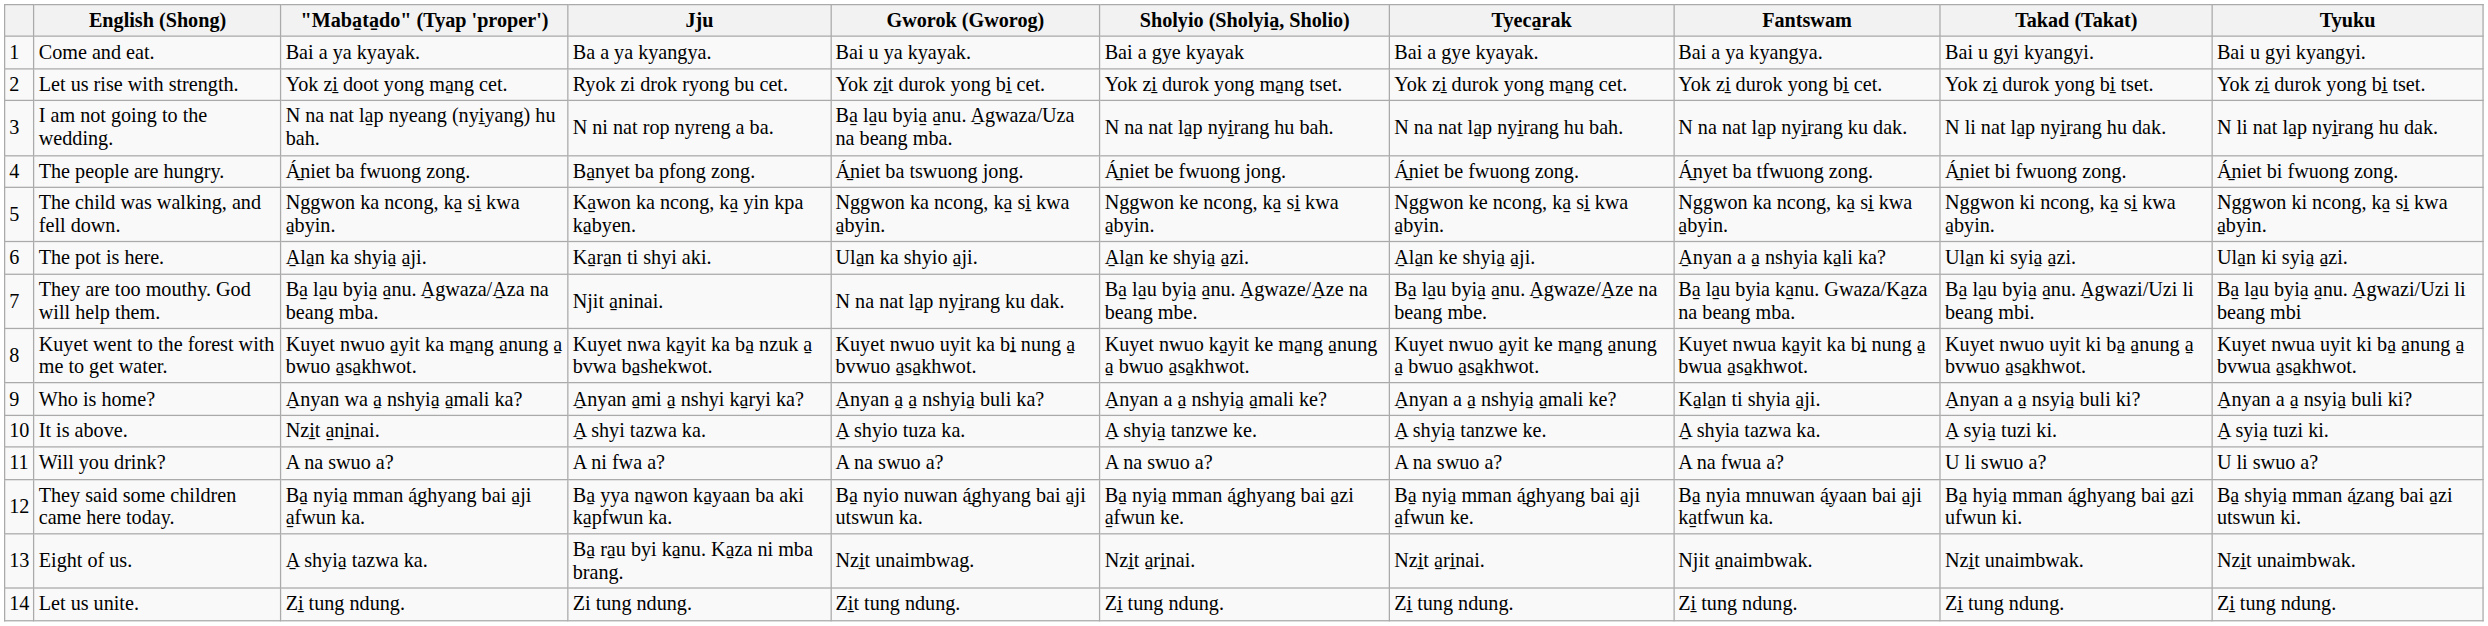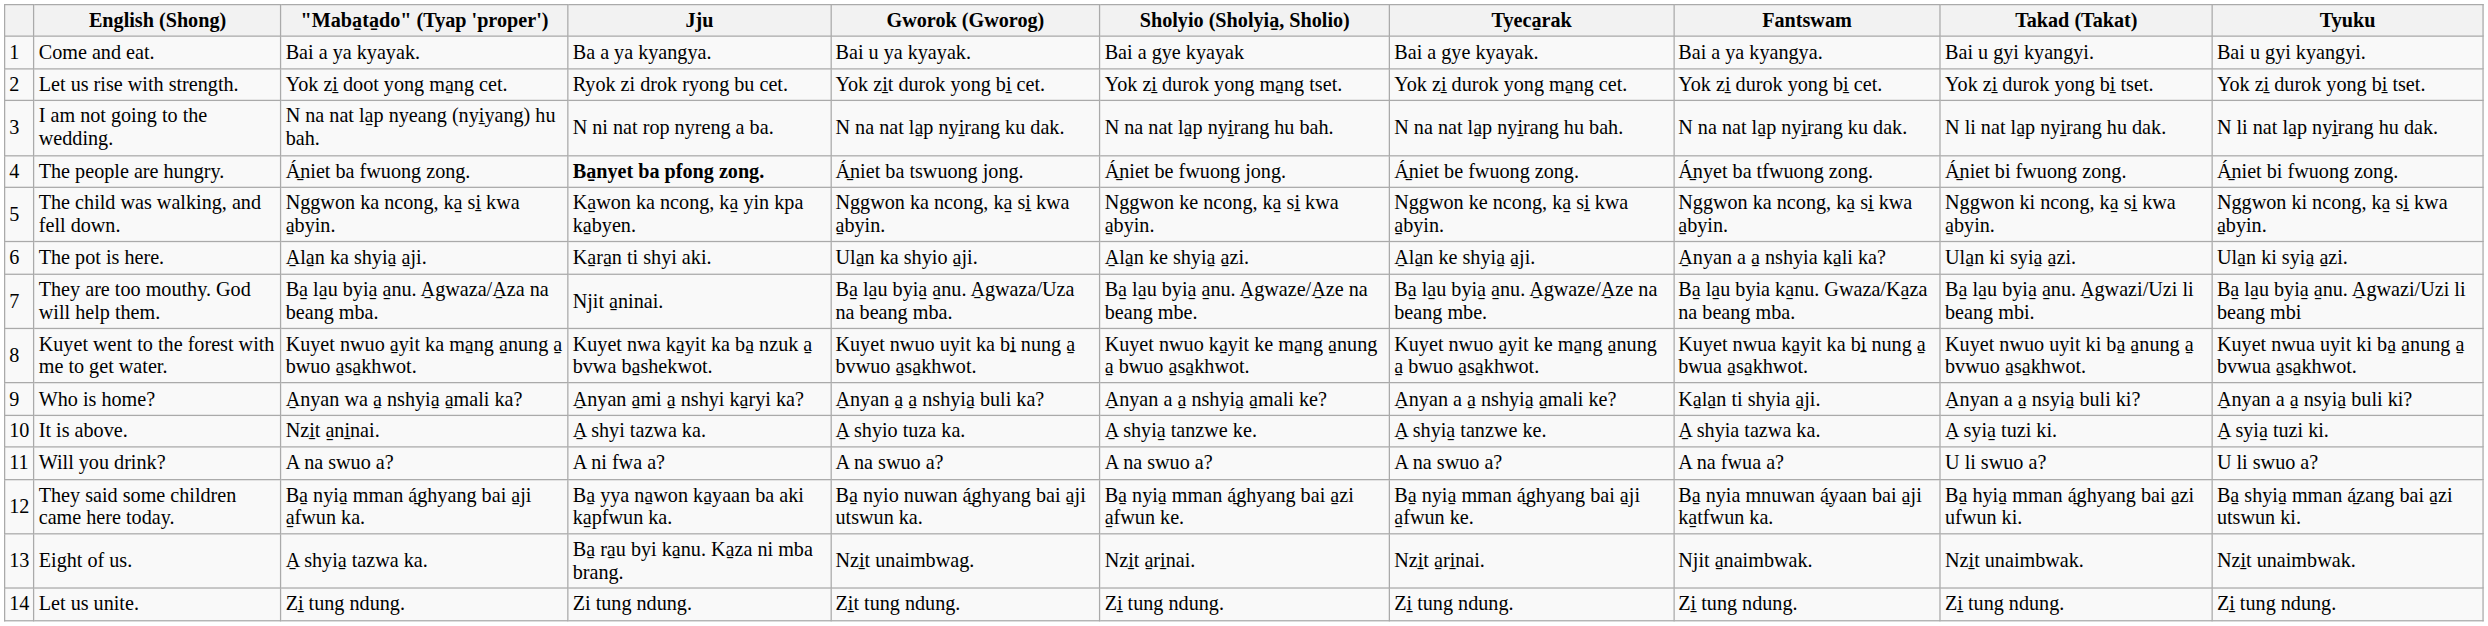(955, 127) Ba̱ la̱u byia̱ a̱nu. A̱gwaza/Uza na beang mba. -> (950, 127) N na nat la̱p nyi̱rang ku dak.
(664, 171) normal -> (668, 171) bold
(950, 300) N na nat la̱p nyi̱rang ku dak. -> (955, 300) Ba̱ la̱u byia̱ a̱nu. A̱gwaza/Uza na beang mba.
